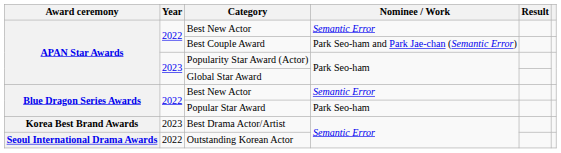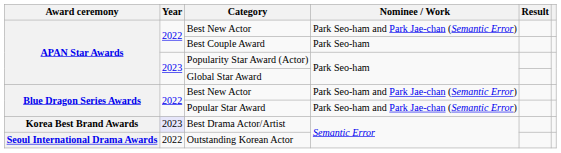(344, 28) Semantic Error -> (415, 28) Park Seo-ham and Park Jae-chan (Semantic Error)
(415, 44) Park Seo-ham and Park Jae-chan (Semantic Error) -> (341, 44) Park Seo-ham
(344, 92) Semantic Error -> (415, 92) Park Seo-ham and Park Jae-chan (Semantic Error)
(341, 108) Park Seo-ham -> (415, 108) Park Seo-ham and Park Jae-chan (Semantic Error)
(172, 124) no background -> (172, 124) lavender background
